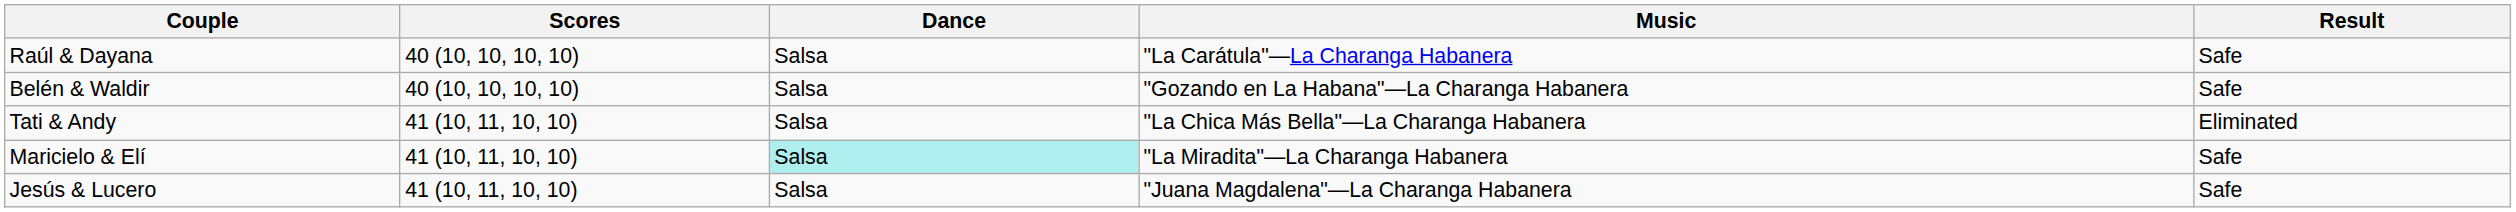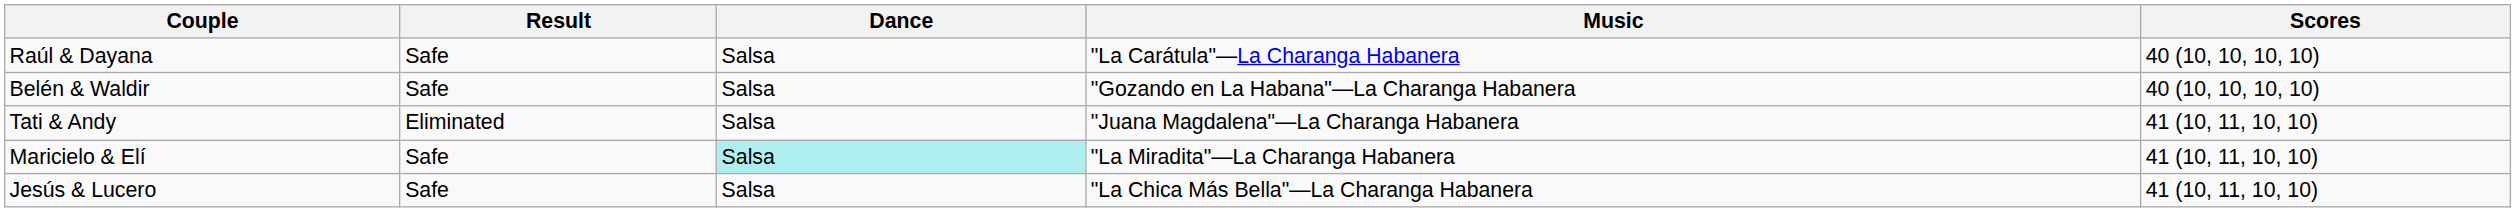columns swapped: (585, 21) <-> (2352, 21)
(1365, 122) "La Chica Más Bella"—La Charanga Habanera -> (1305, 122) "Juana Magdalena"—La Charanga Habanera
(1358, 190) "Juana Magdalena"—La Charanga Habanera -> (1312, 190) "La Chica Más Bella"—La Charanga Habanera
